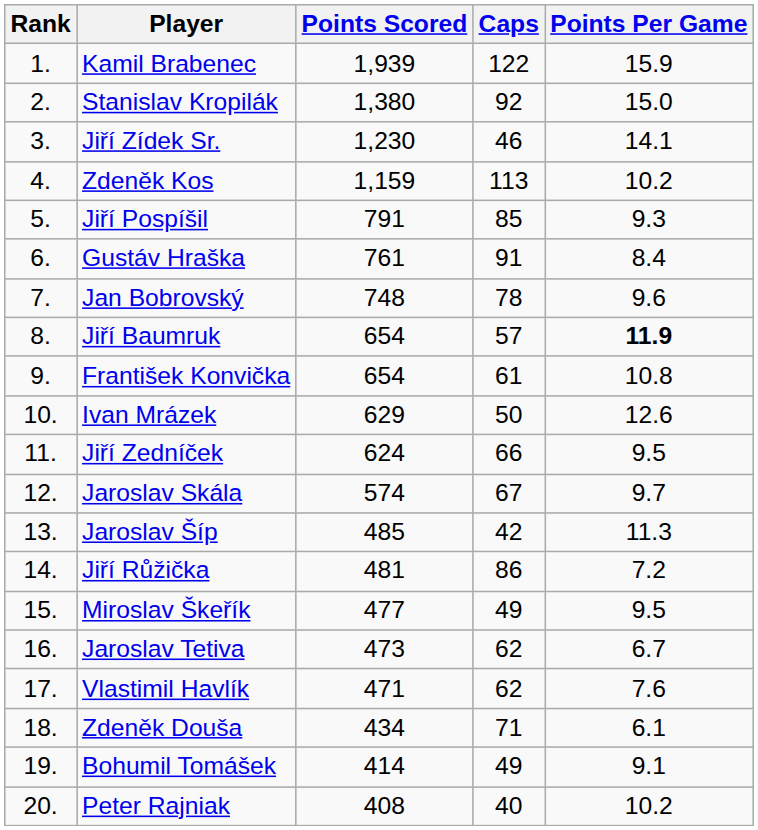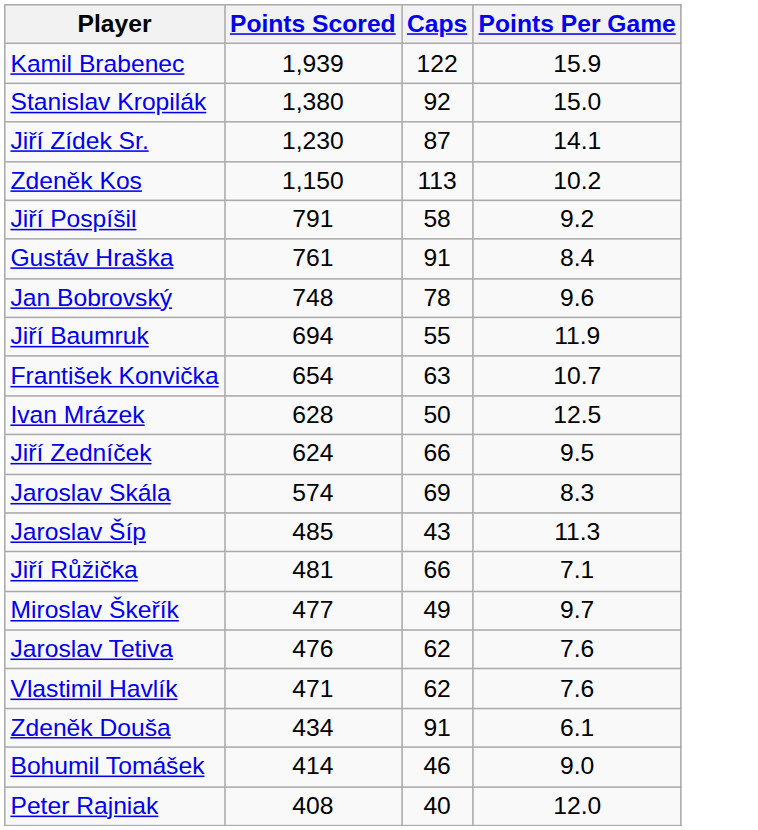- column: (41, 24)
(509, 141) 46 -> (437, 141) 87
(384, 180) 1,159 -> (313, 180) 1,150
(509, 219) 85 -> (437, 219) 58
(649, 219) 9.3 -> (577, 219) 9.2
(384, 336) 654 -> (313, 336) 694
(509, 336) 57 -> (437, 336) 55
(649, 336) bold -> (577, 336) normal
(509, 375) 61 -> (437, 375) 63
(649, 375) 10.8 -> (577, 375) 10.7
(384, 414) 629 -> (313, 414) 628
(649, 414) 12.6 -> (577, 414) 12.5
(509, 492) 67 -> (437, 492) 69
(649, 492) 9.7 -> (577, 492) 8.3
(509, 532) 42 -> (437, 532) 43
(509, 571) 86 -> (437, 571) 66
(649, 571) 7.2 -> (577, 571) 7.1
(649, 610) 9.5 -> (577, 610) 9.7
(384, 649) 473 -> (313, 649) 476
(649, 649) 6.7 -> (577, 649) 7.6
(509, 727) 71 -> (437, 727) 91
(509, 766) 49 -> (437, 766) 46
(649, 766) 9.1 -> (577, 766) 9.0
(649, 805) 10.2 -> (577, 805) 12.0
